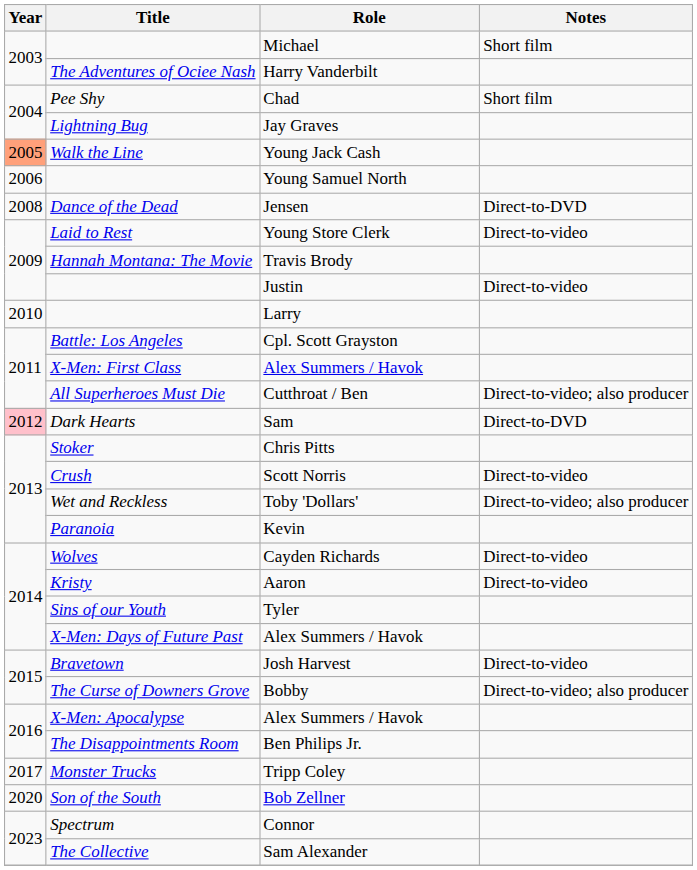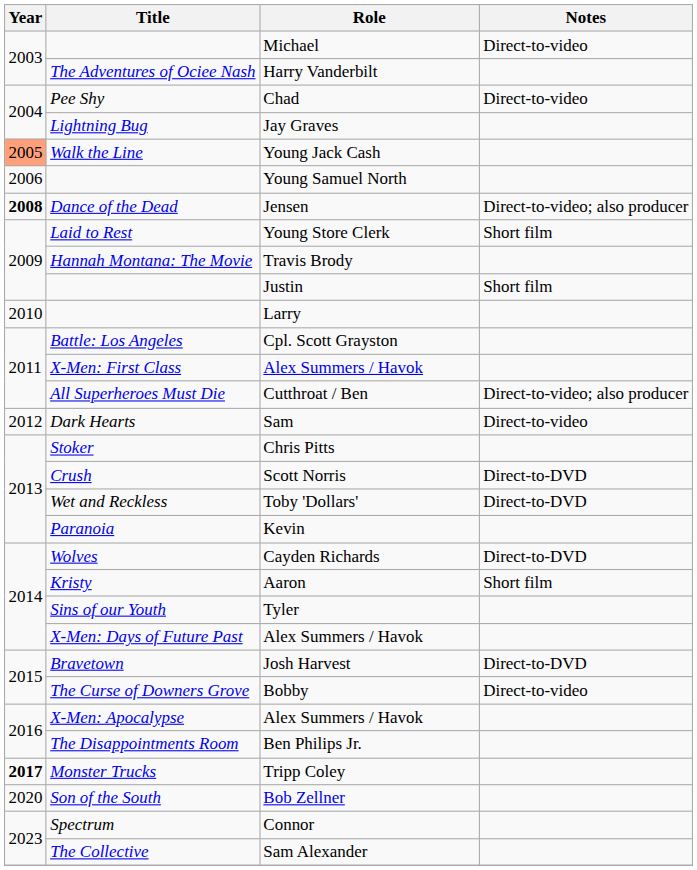(518, 44) Short film -> (535, 44) Direct-to-video
(518, 98) Short film -> (535, 98) Direct-to-video
(25, 206) normal -> (25, 206) bold
(535, 206) Direct-to-DVD -> (586, 206) Direct-to-video; also producer
(535, 233) Direct-to-video -> (518, 233) Short film
(535, 286) Direct-to-video -> (518, 286) Short film
(25, 421) pink background -> (25, 421) no background
(535, 421) Direct-to-DVD -> (535, 421) Direct-to-video
(535, 475) Direct-to-video -> (535, 475) Direct-to-DVD
(586, 502) Direct-to-video; also producer -> (535, 502) Direct-to-DVD
(535, 555) Direct-to-video -> (535, 555) Direct-to-DVD
(535, 582) Direct-to-video -> (518, 582) Short film
(535, 663) Direct-to-video -> (535, 663) Direct-to-DVD
(586, 690) Direct-to-video; also producer -> (535, 690) Direct-to-video
(25, 771) normal -> (25, 771) bold
